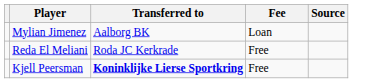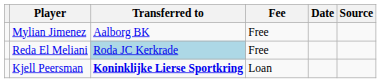+ column: (323, 13)
(260, 31) Loan -> (258, 31) Free
(136, 50) no background -> (136, 50) lightblue background
(258, 68) Free -> (260, 68) Loan
